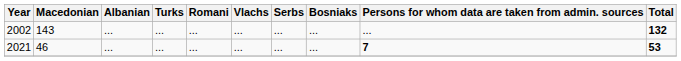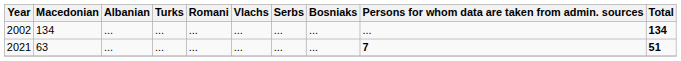(45, 30) 143 -> (45, 30) 134
(658, 30) 132 -> (658, 30) 134
(42, 47) 46 -> (42, 47) 63
(655, 47) 53 -> (655, 47) 51
